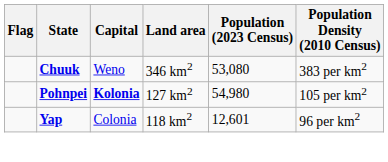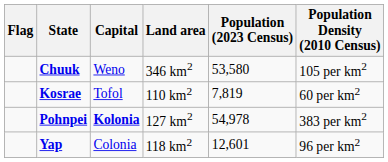(231, 69) 53,080 -> (231, 69) 53,580
(333, 69) 383 per km2 -> (333, 69) 105 per km2
+ row: (60, 94)
(231, 94) 54,980 -> (231, 119) 54,978
(333, 94) 105 per km2 -> (333, 119) 383 per km2
